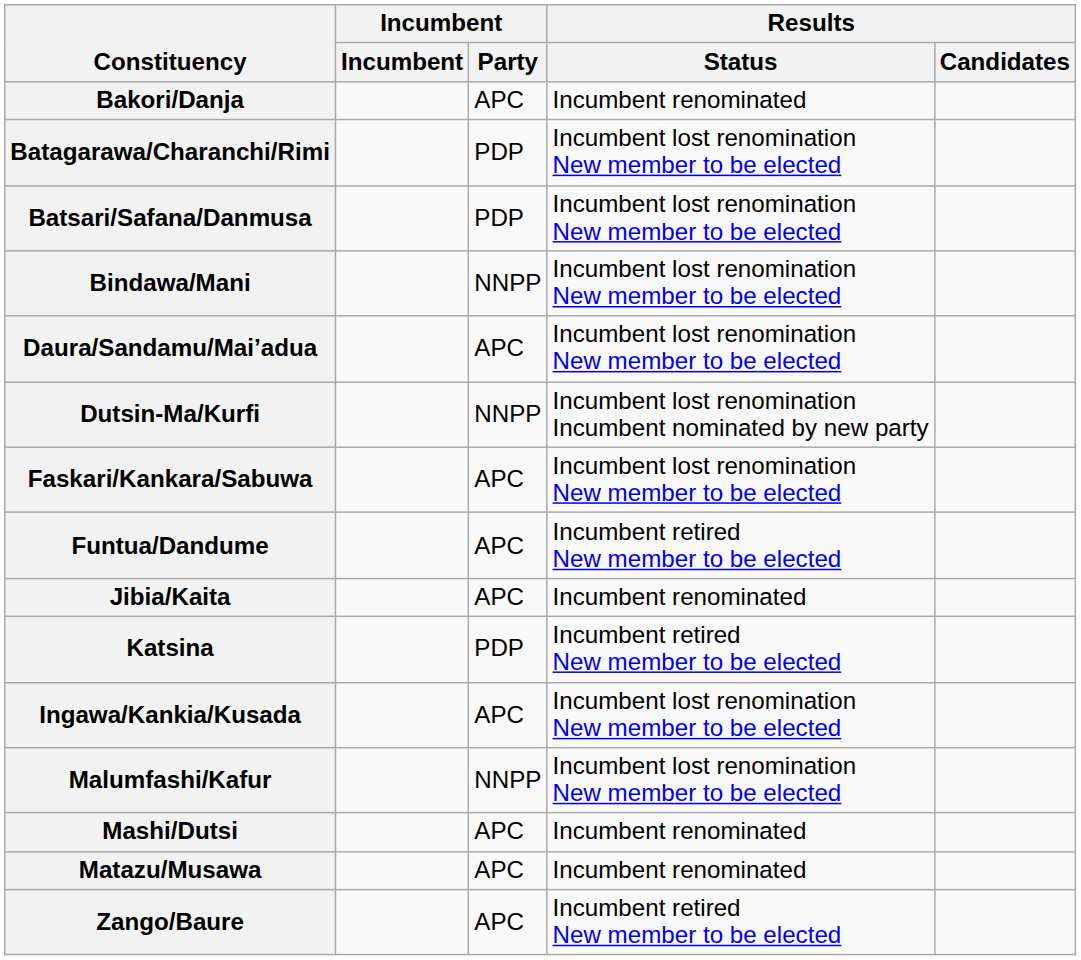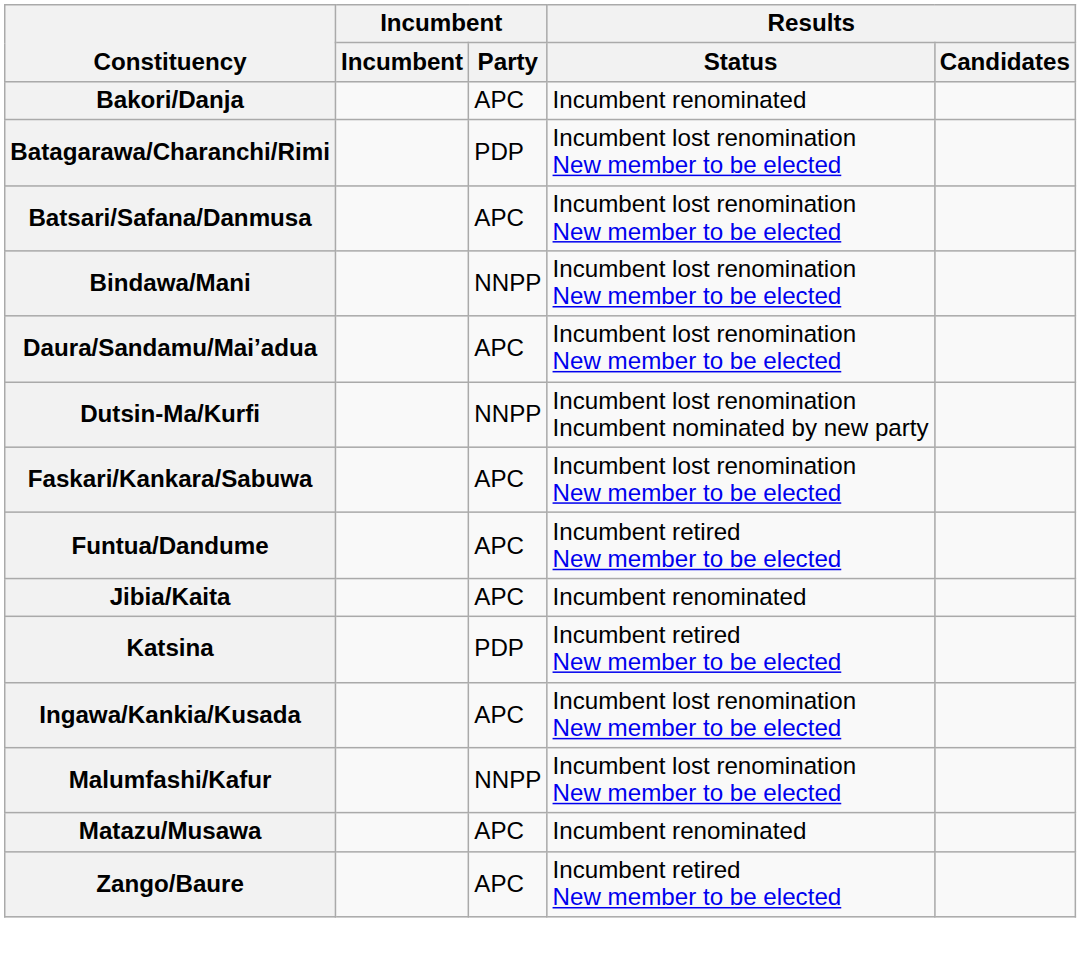(499, 217) PDP -> (499, 217) APC
- row: (170, 831)
